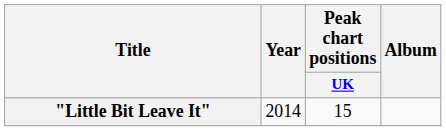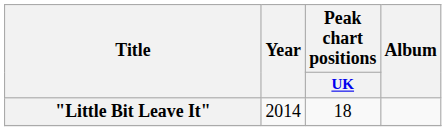(343, 111) 15 -> (343, 111) 18
